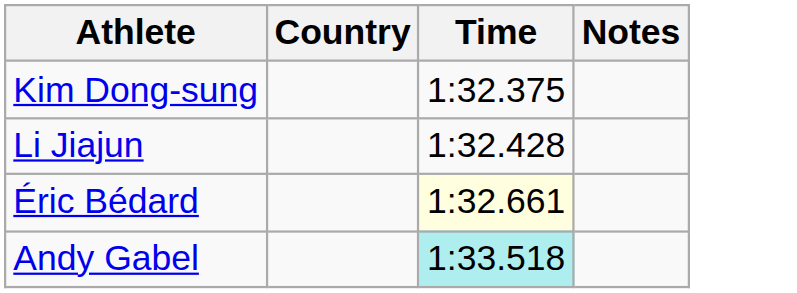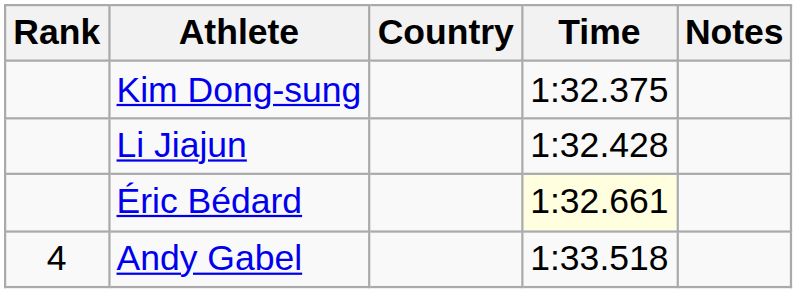+ column: (57, 32)
(496, 257) paleturquoise background -> (599, 257) no background
